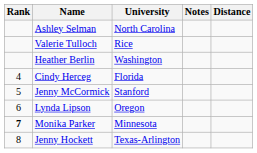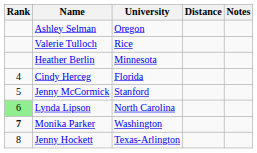columns swapped: (232, 12) <-> (197, 12)
(145, 28) North Carolina -> (129, 28) Oregon
(138, 60) Washington -> (135, 60) Minnesota
(18, 108) no background -> (18, 108) lightgreen background
(129, 108) Oregon -> (145, 108) North Carolina
(135, 124) Minnesota -> (138, 124) Washington
